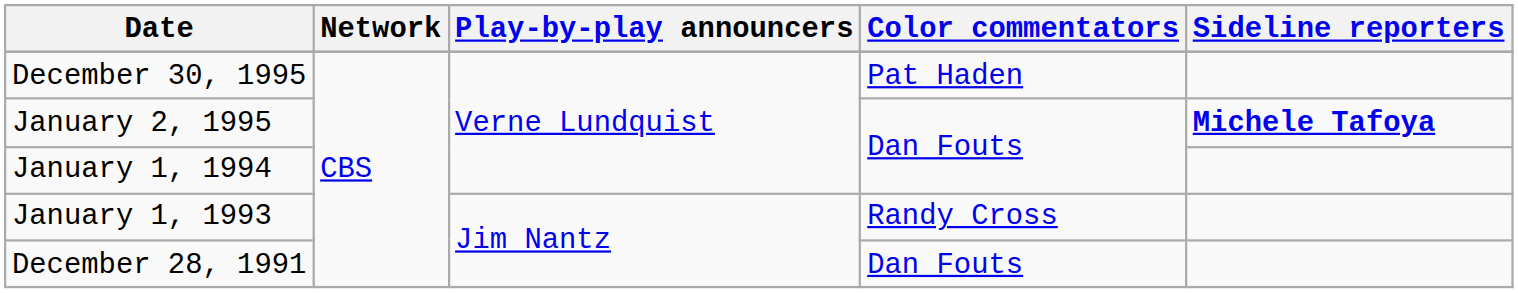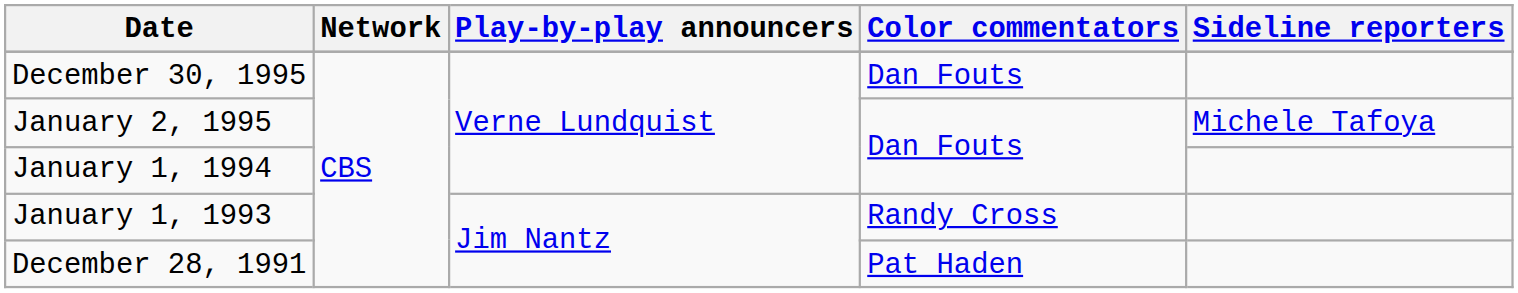(945, 76) Pat Haden -> (945, 76) Dan Fouts
(1314, 123) bold -> (1314, 123) normal
(945, 264) Dan Fouts -> (945, 264) Pat Haden
